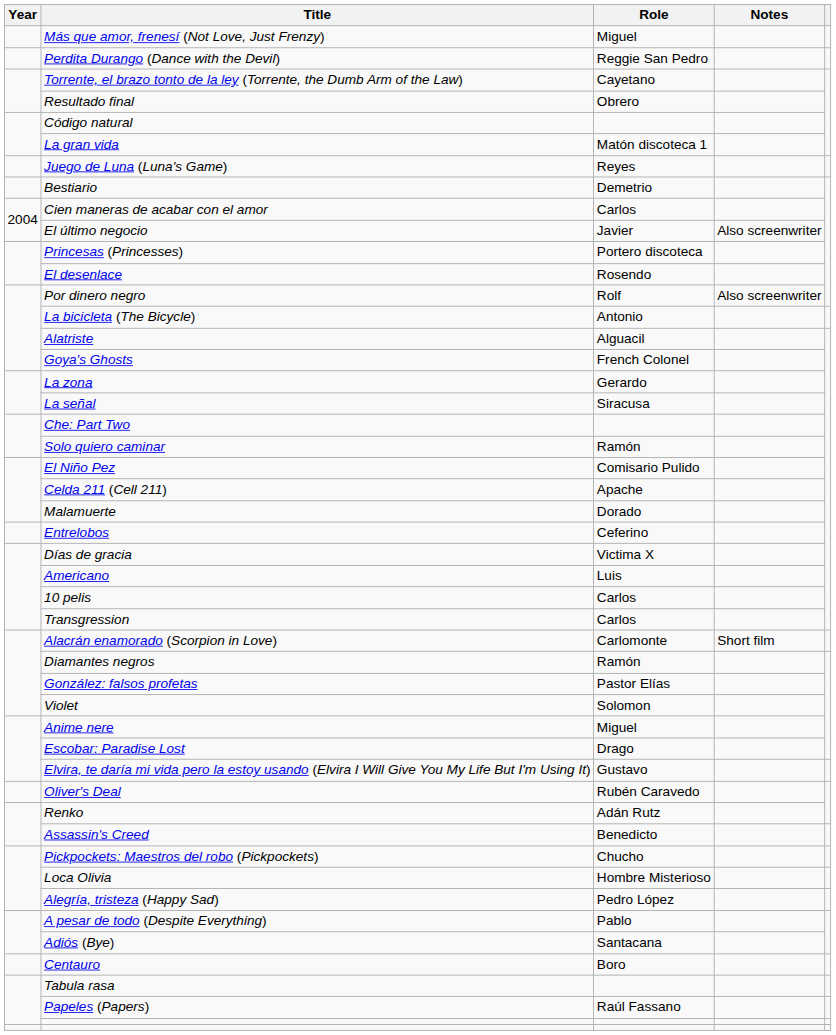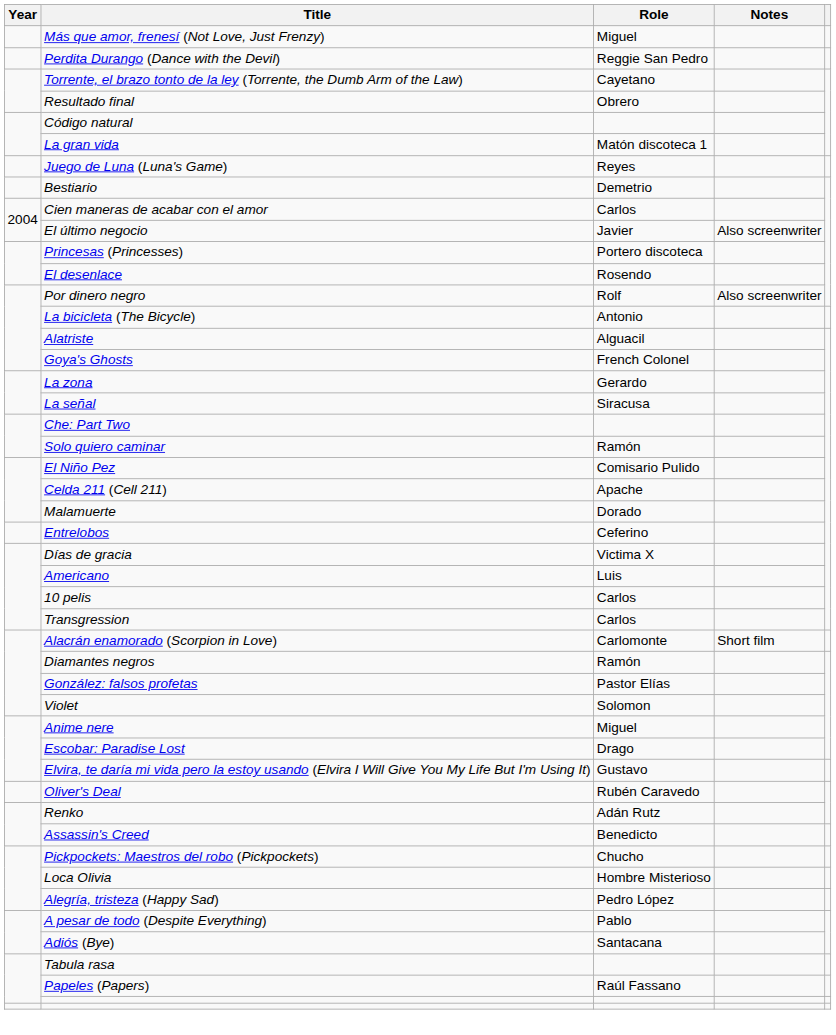- row: (72, 964)
